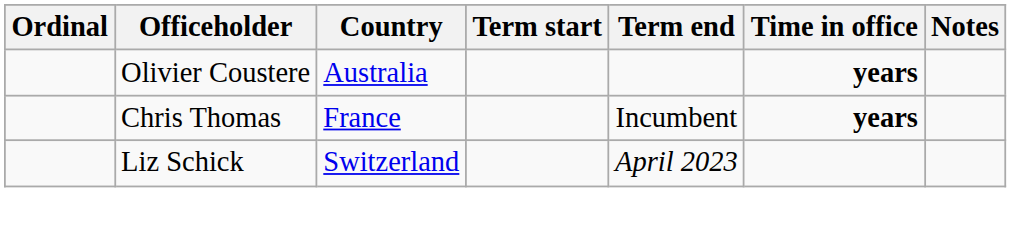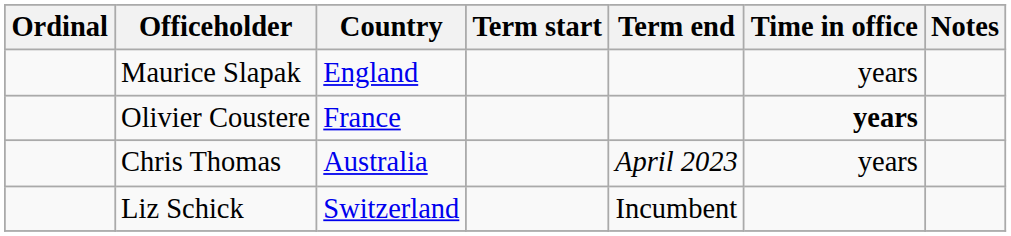+ row: (211, 72)
(375, 72) Australia -> (362, 117) France
(362, 117) France -> (375, 162) Australia
(676, 117) Incumbent -> (676, 162) April 2023
(885, 117) bold -> (888, 162) normal
(676, 162) April 2023 -> (676, 207) Incumbent
